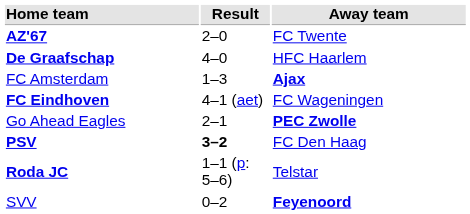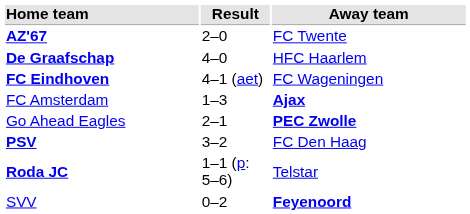rows swapped: (58, 99) <-> (57, 78)
(215, 142) bold -> (215, 142) normal
